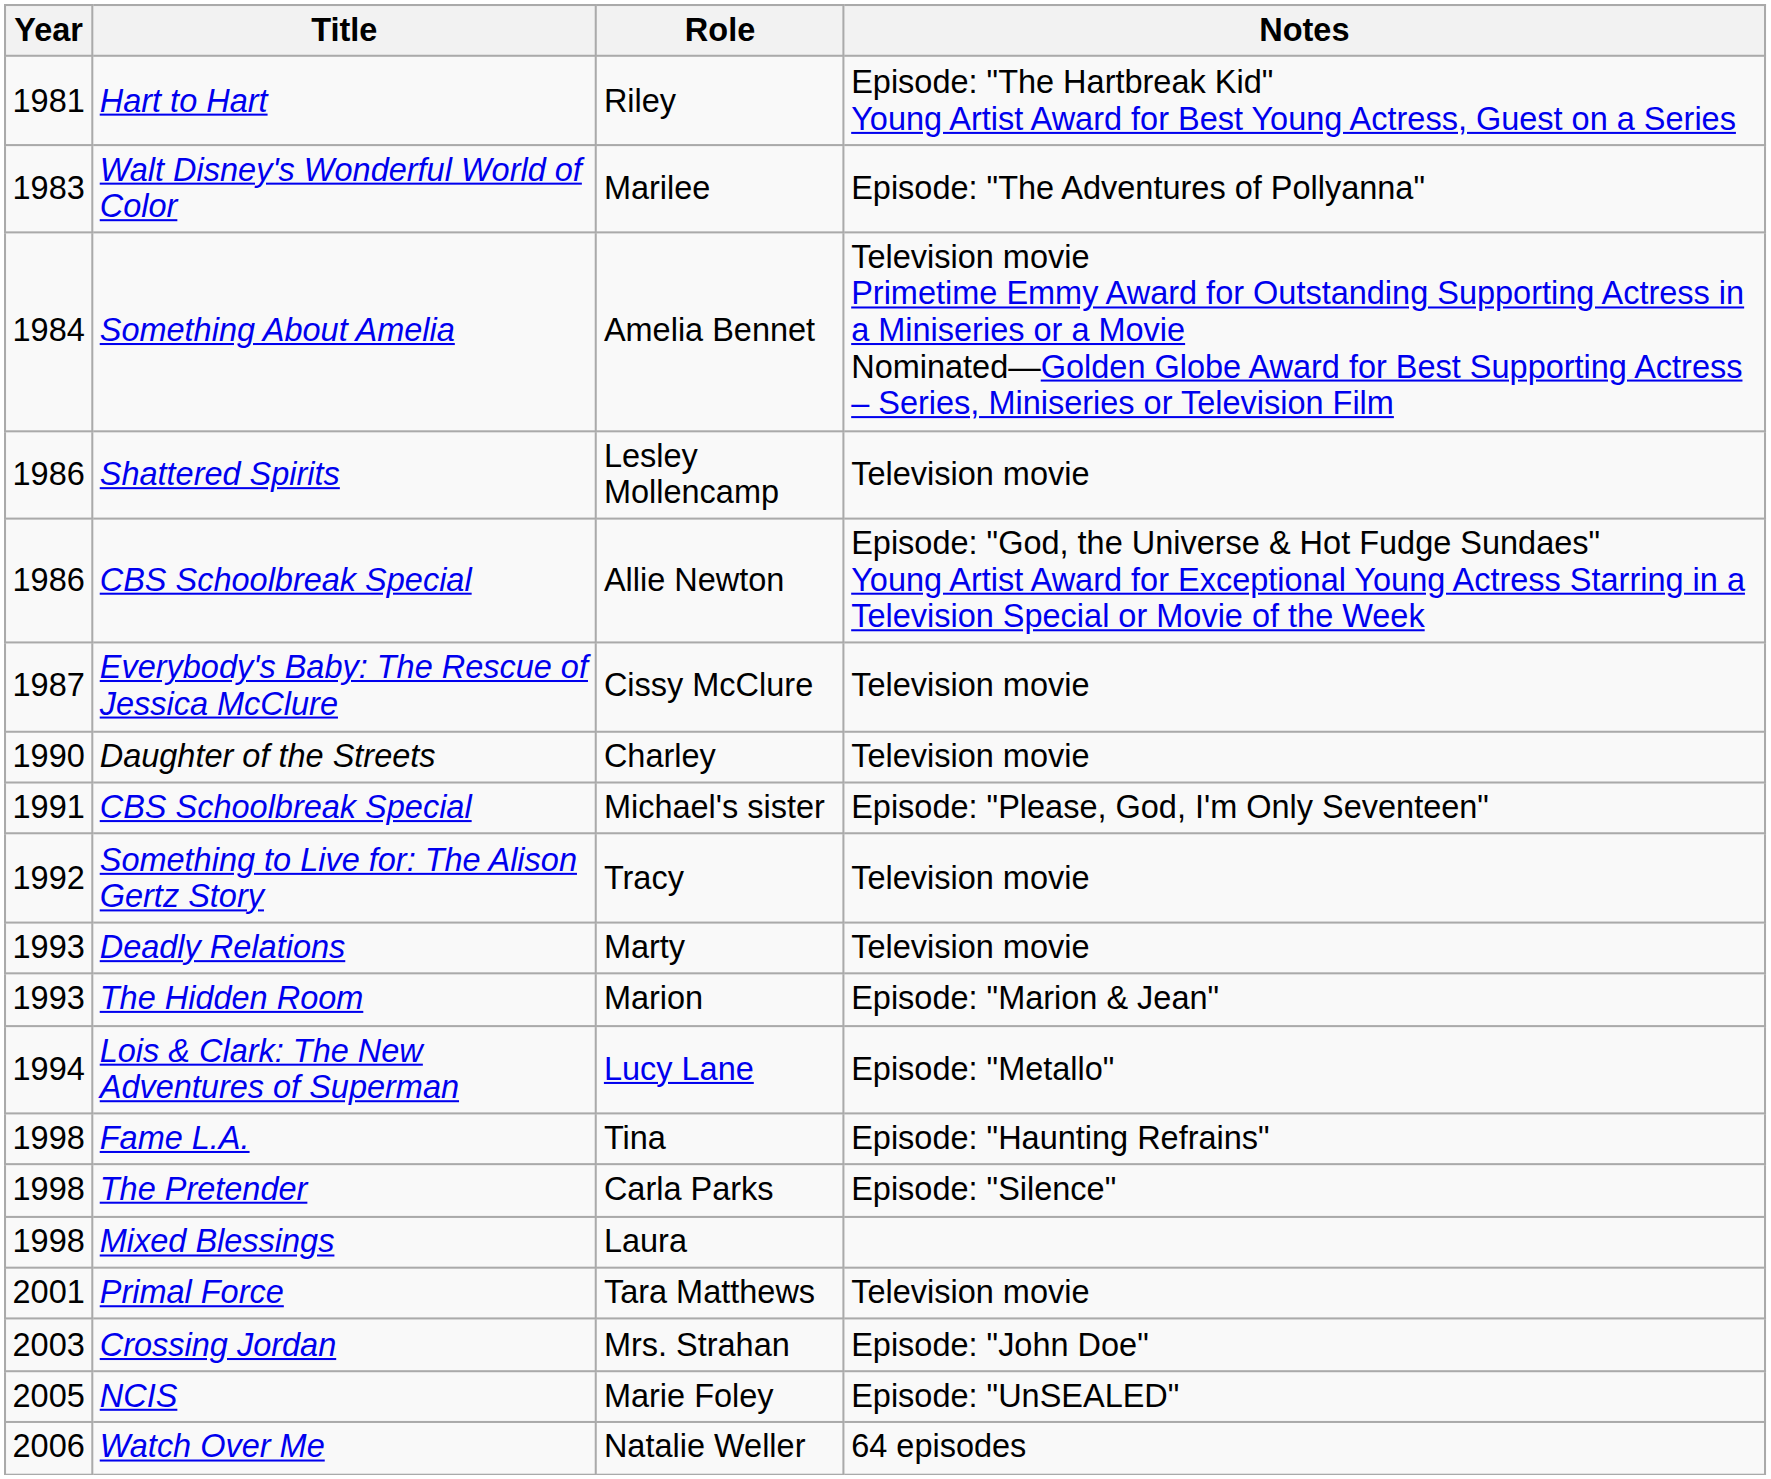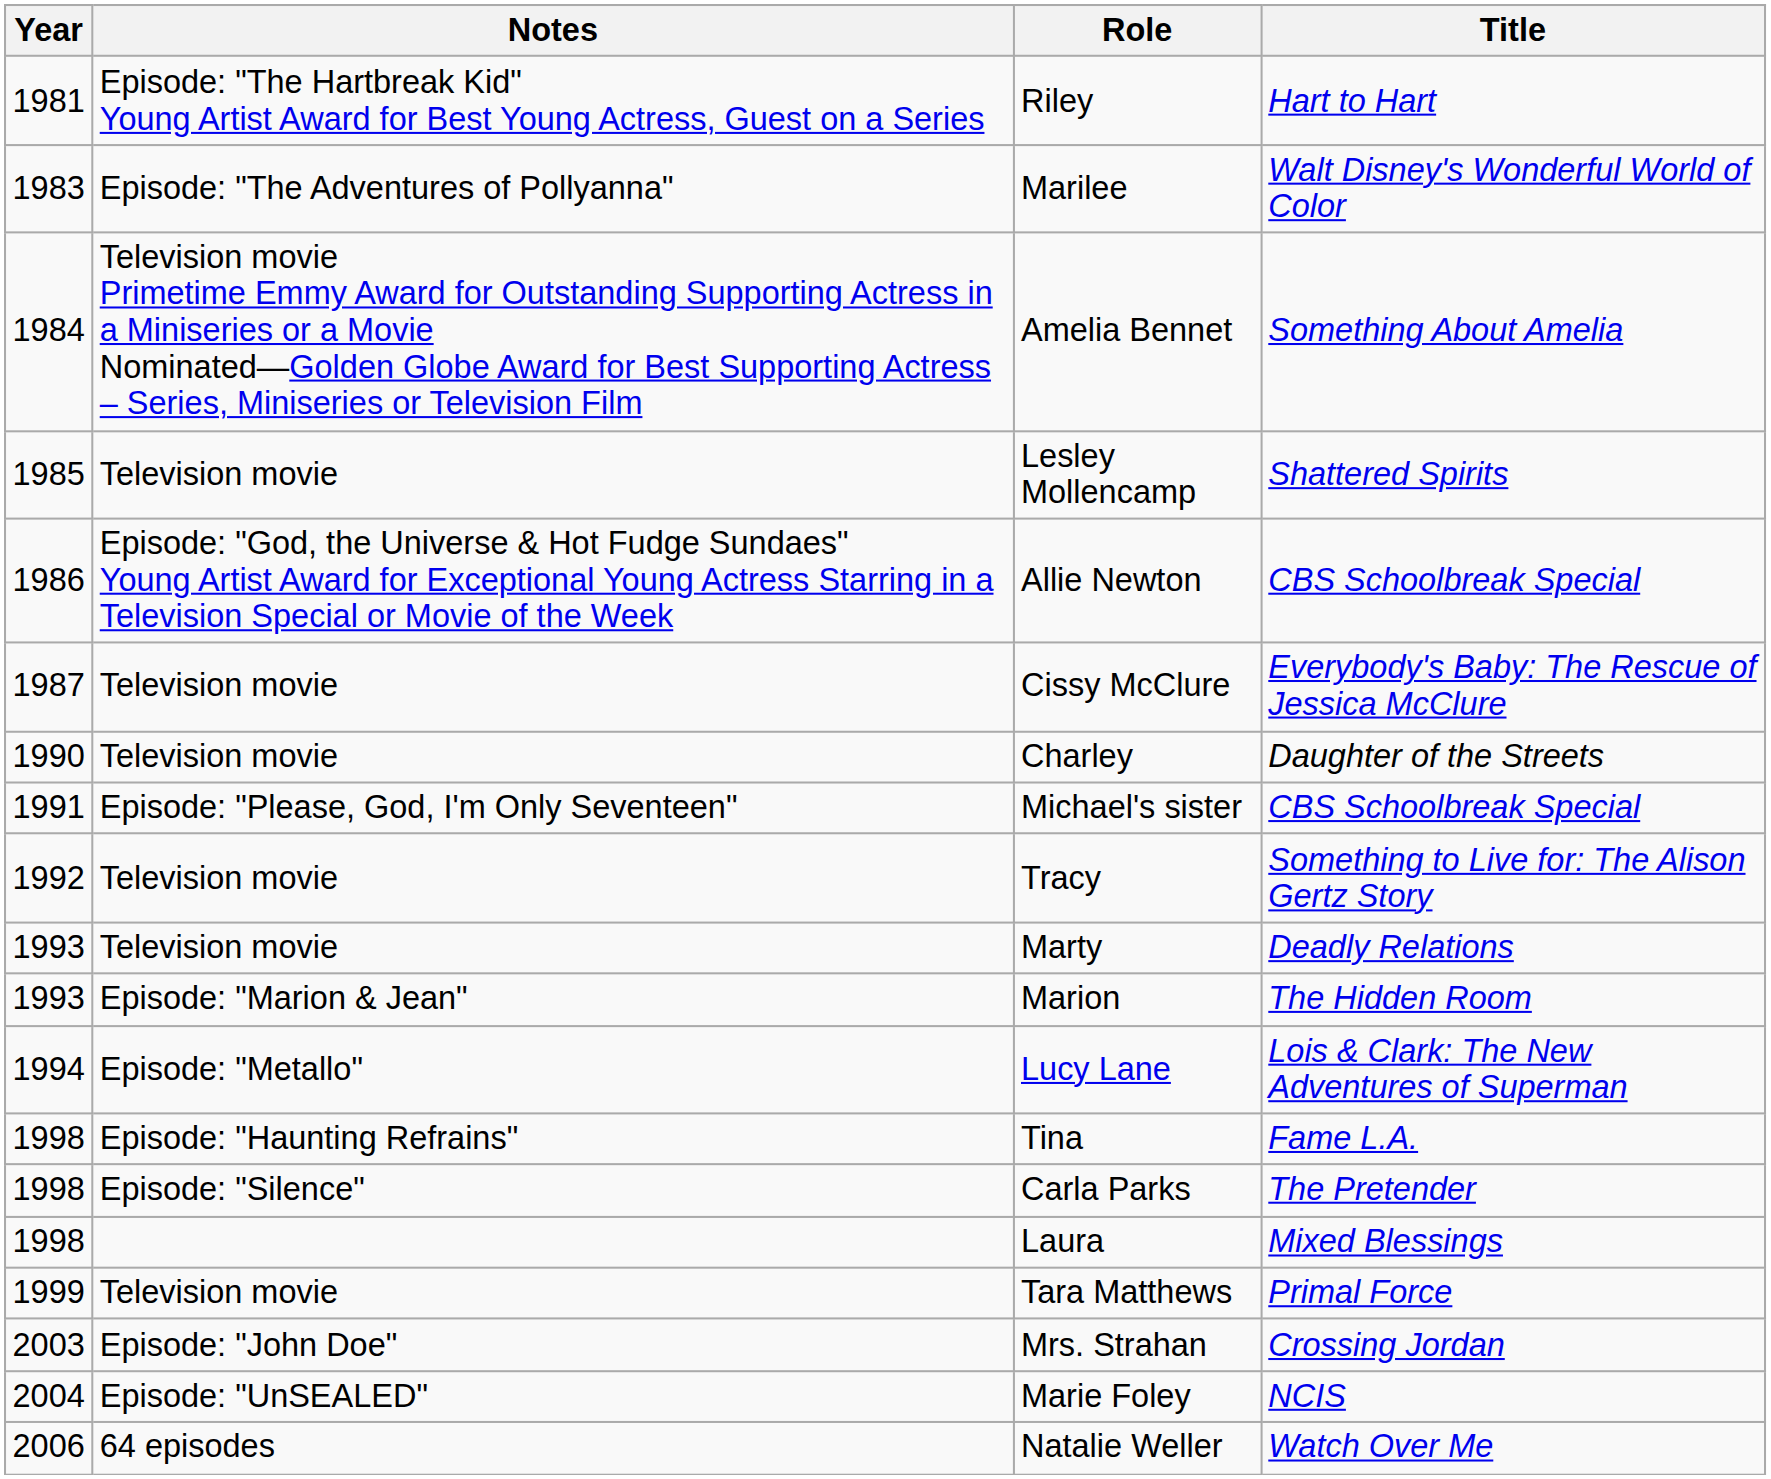columns swapped: (344, 30) <-> (1304, 30)
(49, 473) 1986 -> (49, 473) 1985
(49, 1292) 2001 -> (49, 1292) 1999
(49, 1395) 2005 -> (49, 1395) 2004
